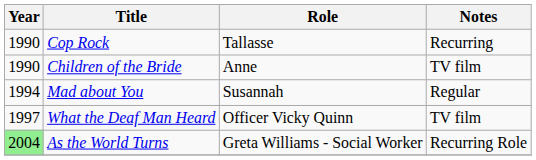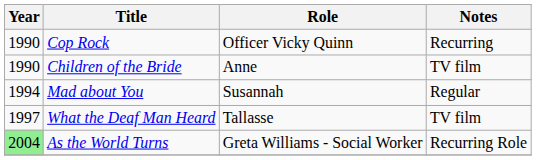(248, 42) Tallasse -> (288, 42) Officer Vicky Quinn
(288, 117) Officer Vicky Quinn -> (248, 117) Tallasse
